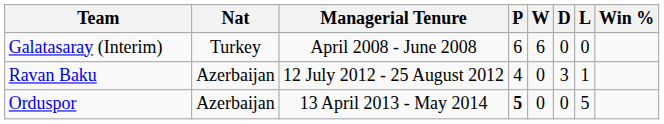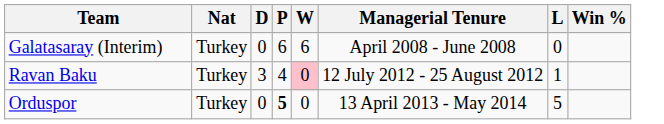columns swapped: (394, 18) <-> (564, 18)
(235, 75) Azerbaijan -> (222, 75) Turkey
(540, 75) no background -> (305, 75) pink background
(235, 103) Azerbaijan -> (222, 103) Turkey
